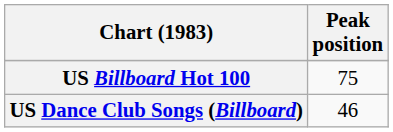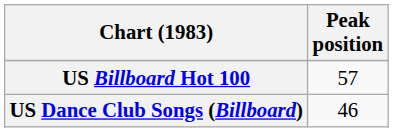(348, 77) 75 -> (348, 77) 57
